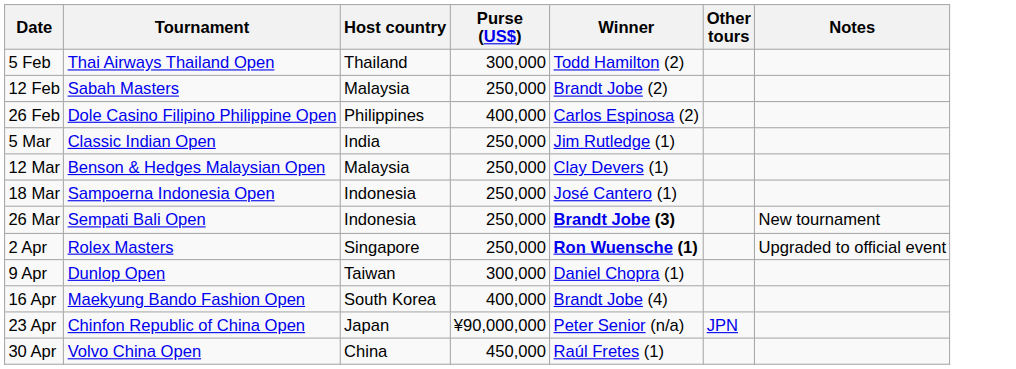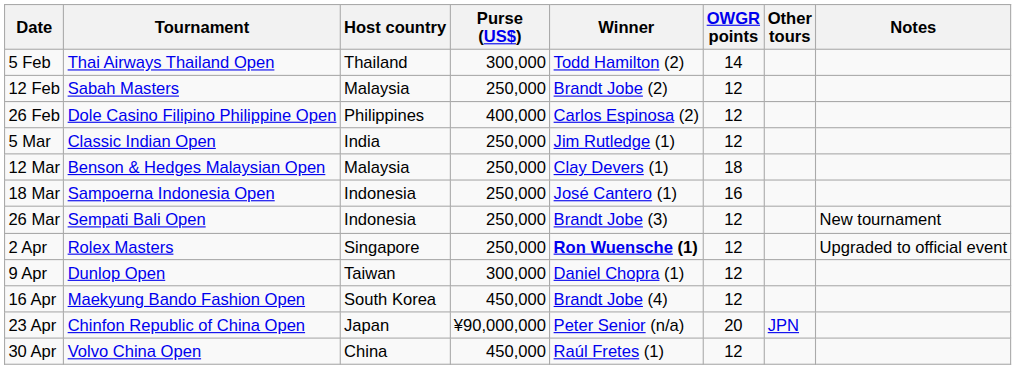+ column: (733, 27)
(614, 220) bold -> (611, 220) normal
(516, 299) 400,000 -> (516, 299) 450,000
